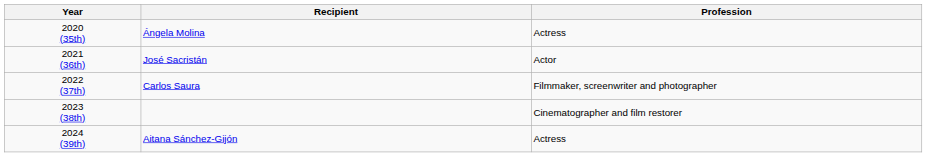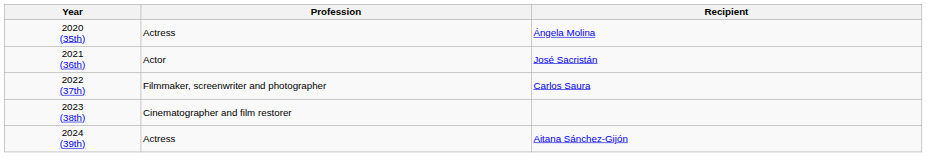columns swapped: (336, 12) <-> (726, 12)
